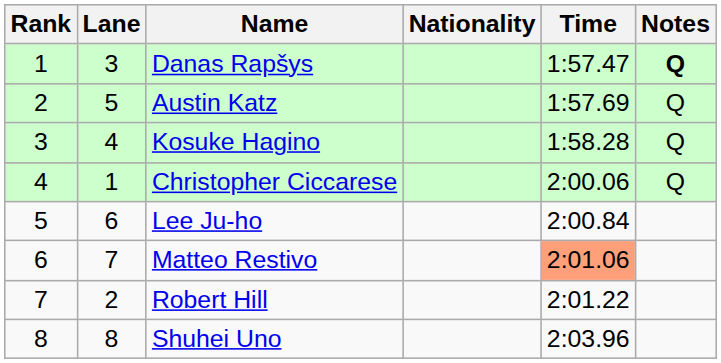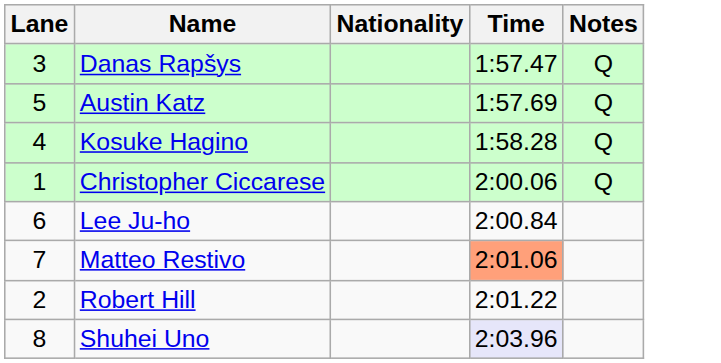- column: (41, 24)
(676, 63) bold -> (603, 63) normal
(588, 338) no background -> (516, 338) lavender background
